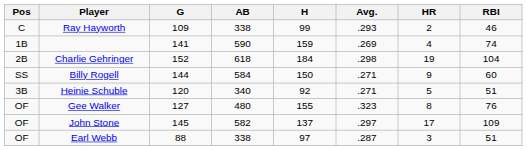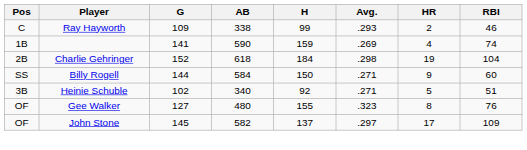(180, 91) 120 -> (180, 91) 102
- row: (94, 138)
